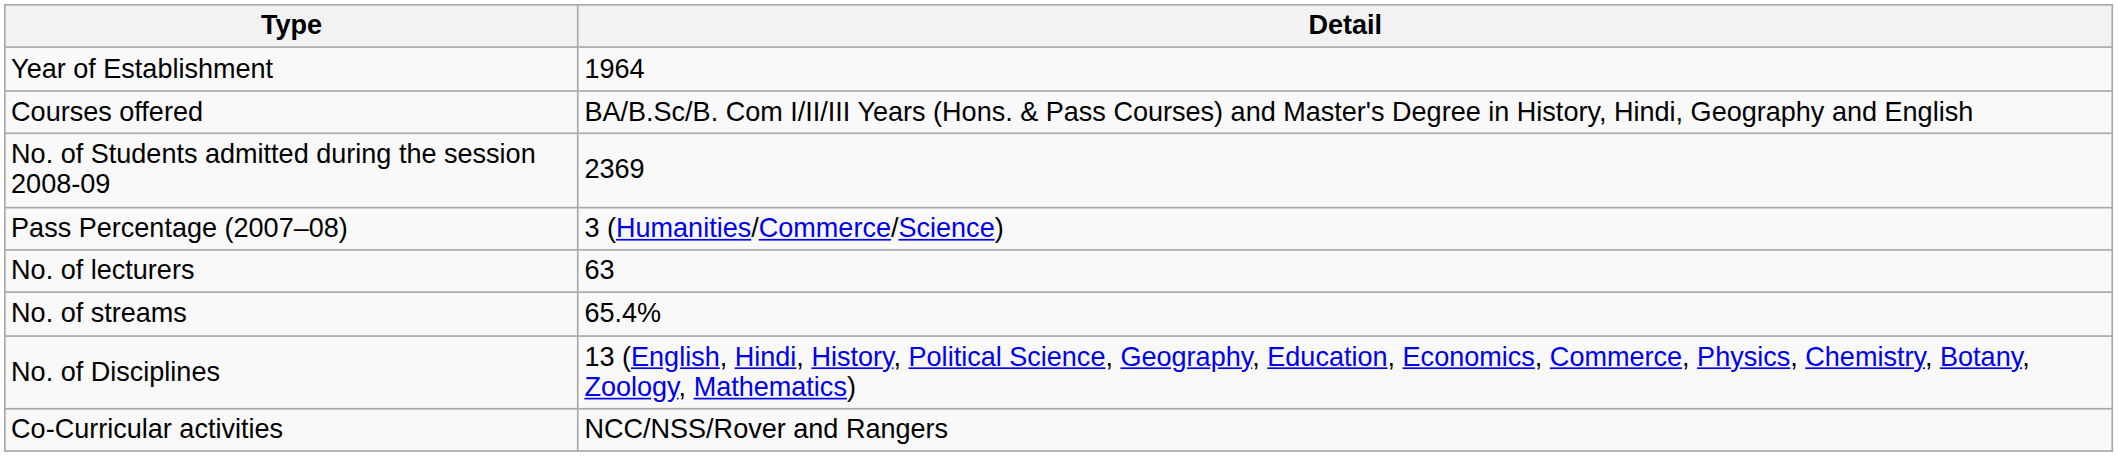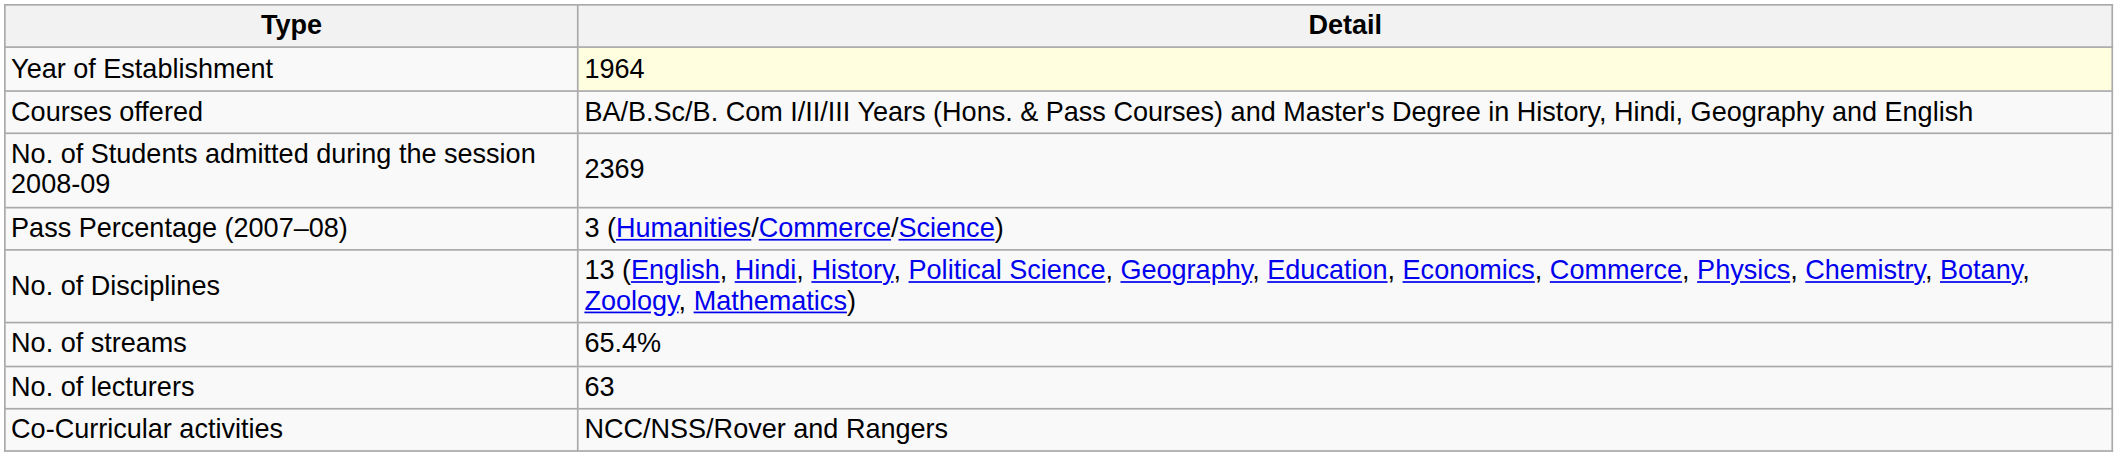(614, 68) no background -> (614, 68) lightyellow background
rows swapped: (103, 270) <-> (116, 371)
